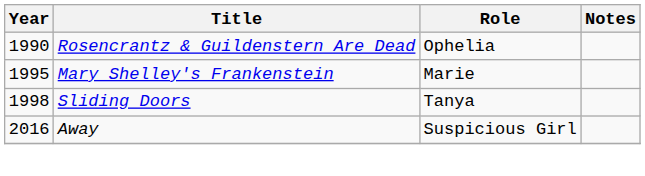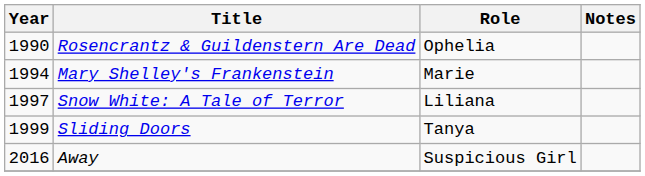(29, 74) 1995 -> (29, 74) 1994
+ row: (201, 102)
(29, 102) 1998 -> (29, 130) 1999
